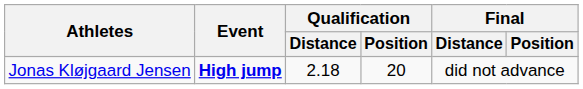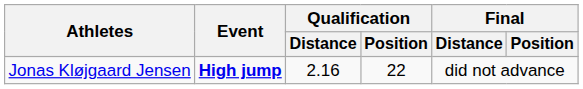(323, 71) 2.18 -> (323, 71) 2.16
(396, 71) 20 -> (396, 71) 22
